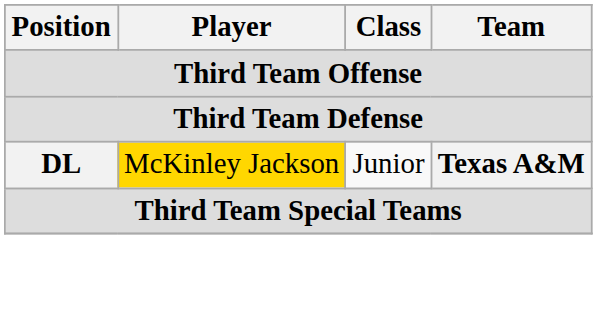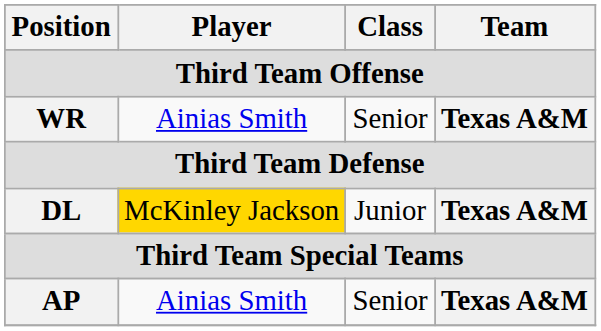+ row: (61, 118)
+ row: (61, 301)
